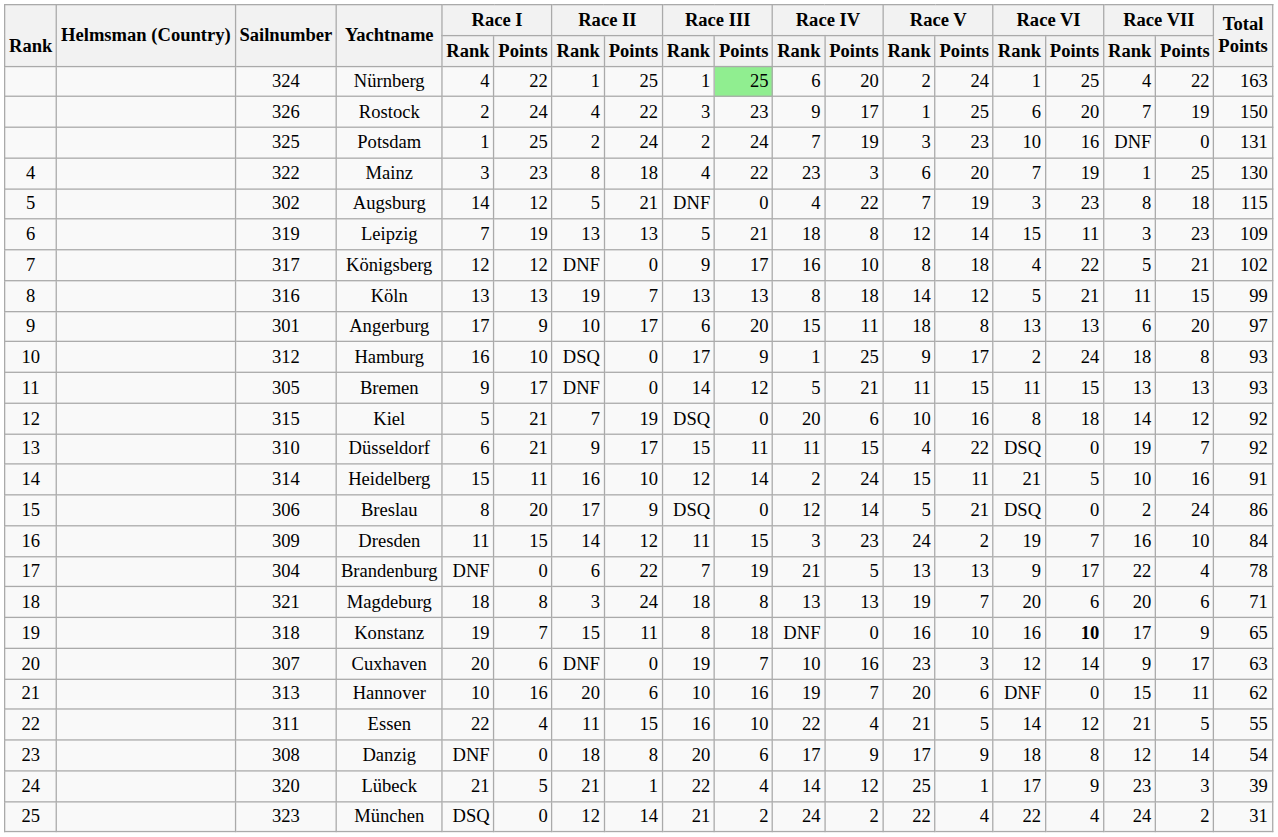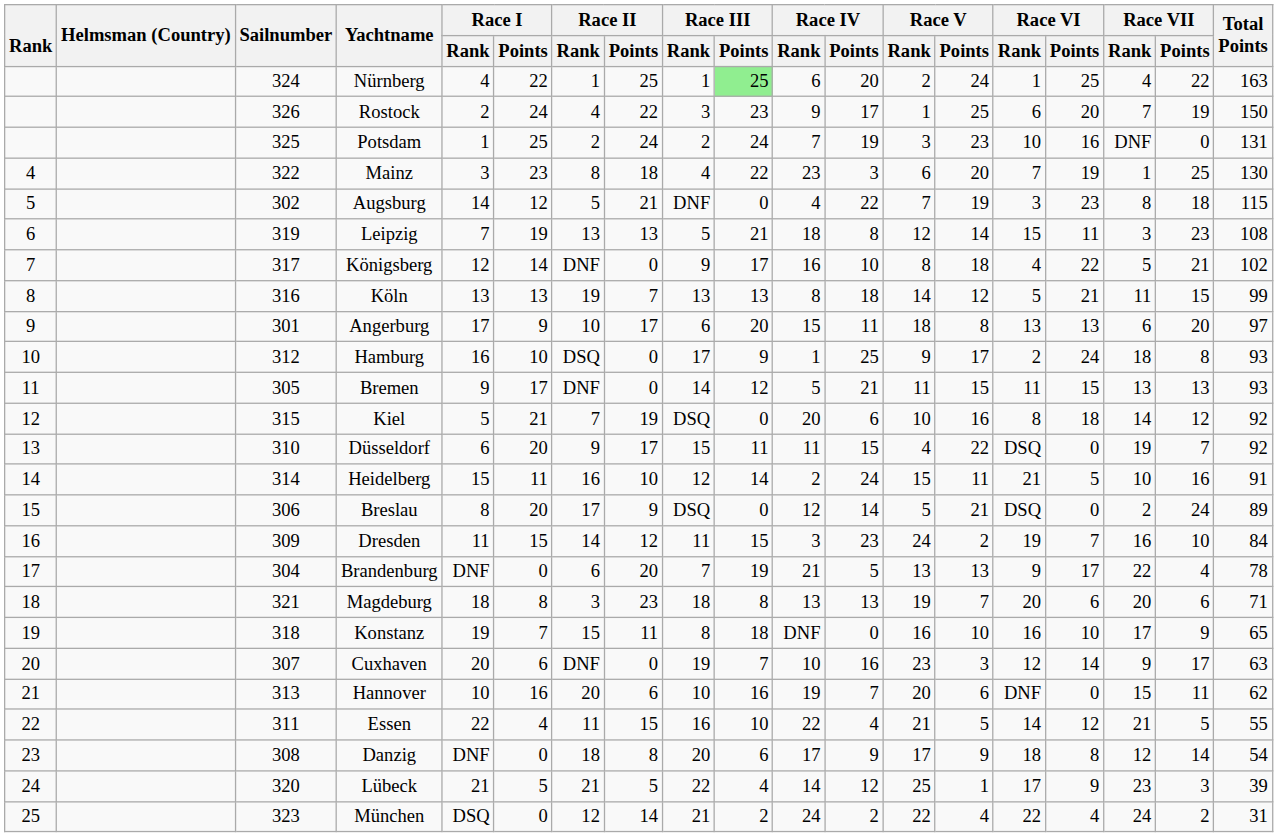(1254, 234) 109 -> (1254, 234) 108
(539, 265) 12 -> (539, 265) 14
(539, 449) 21 -> (539, 449) 20
(1259, 510) 86 -> (1259, 510) 89
(649, 571) 22 -> (649, 571) 20
(649, 602) 24 -> (649, 602) 23
(1090, 632) bold -> (1090, 632) normal
(654, 786) 1 -> (654, 786) 5
